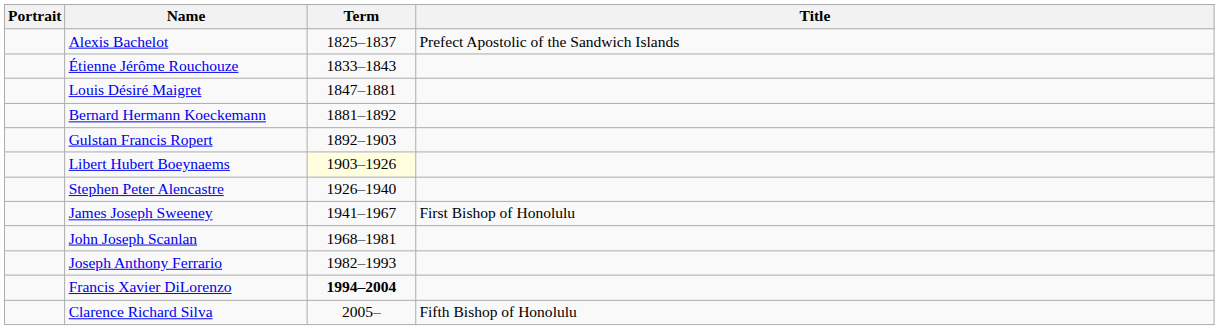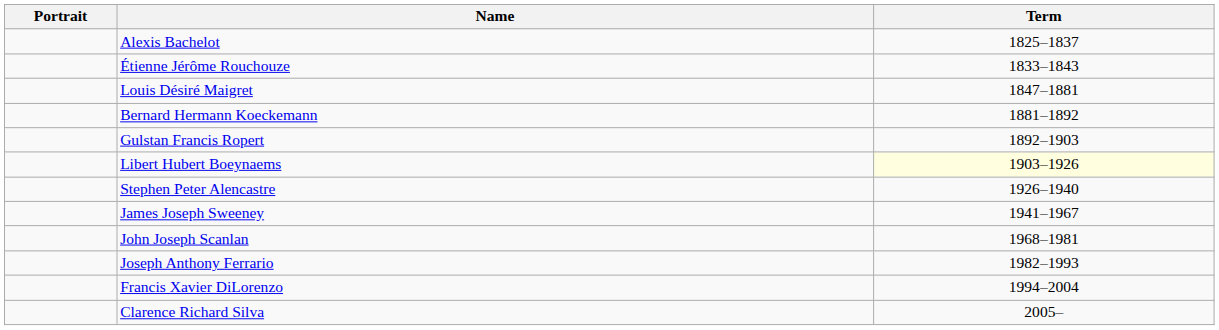- column: (815, 16)
(361, 287) bold -> (1044, 287) normal
